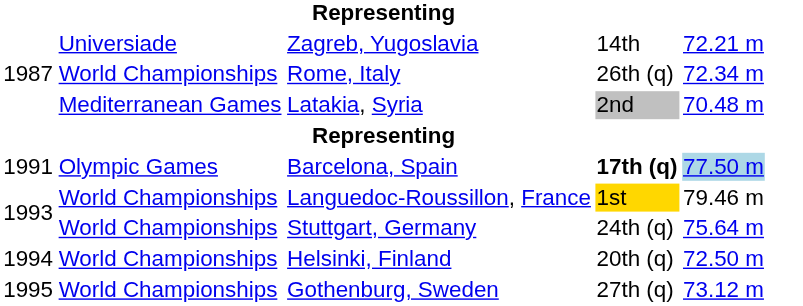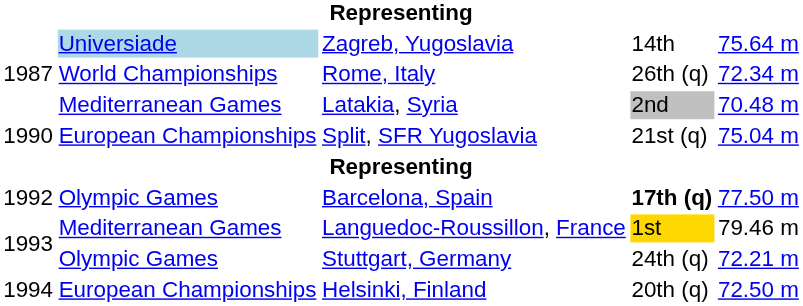(118, 43) no background -> (118, 43) lightblue background
(723, 43) 72.21 m -> (758, 43) 75.64 m
+ row: (429, 135)
(28, 166) 1991 -> (28, 197) 1992
(723, 166) lightblue background -> (758, 197) no background
(168, 197) World Championships -> (170, 228) Mediterranean Games
(168, 228) World Championships -> (138, 258) Olympic Games
(723, 228) 75.64 m -> (758, 258) 72.21 m
(168, 258) World Championships -> (188, 289) European Championships
- row: (393, 289)
